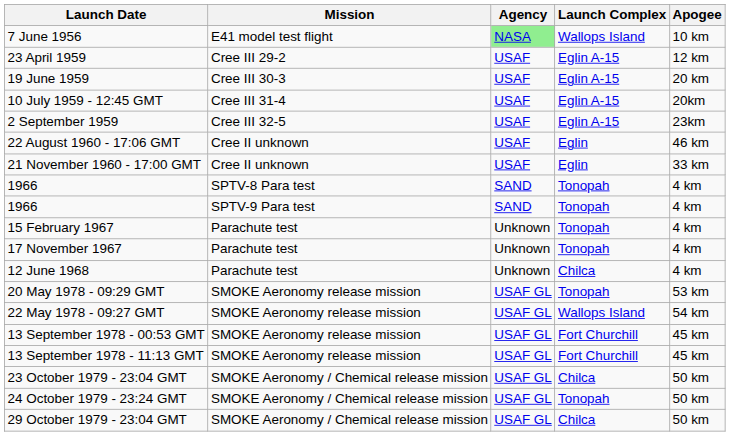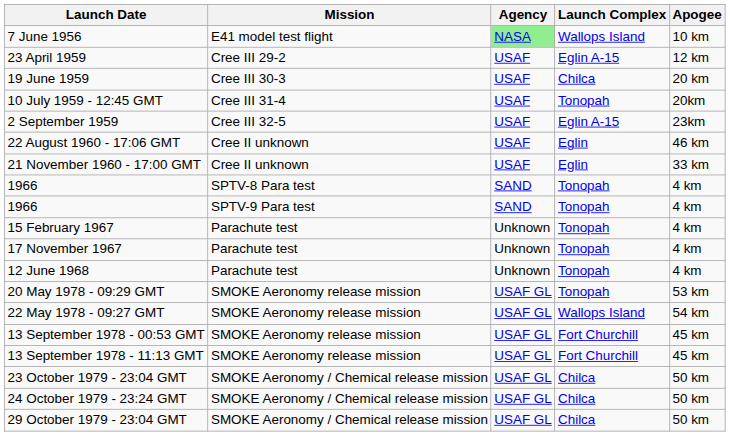(589, 79) Eglin A-15 -> (577, 79) Chilca
(589, 100) Eglin A-15 -> (584, 100) Tonopah
(577, 270) Chilca -> (584, 270) Tonopah
(584, 398) Tonopah -> (577, 398) Chilca
